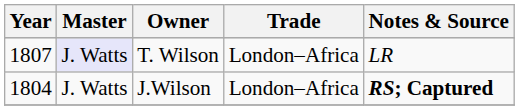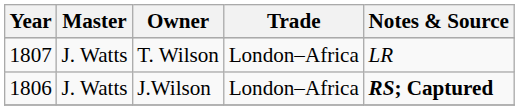(94, 54) lavender background -> (94, 54) no background
(31, 88) 1804 -> (31, 88) 1806
